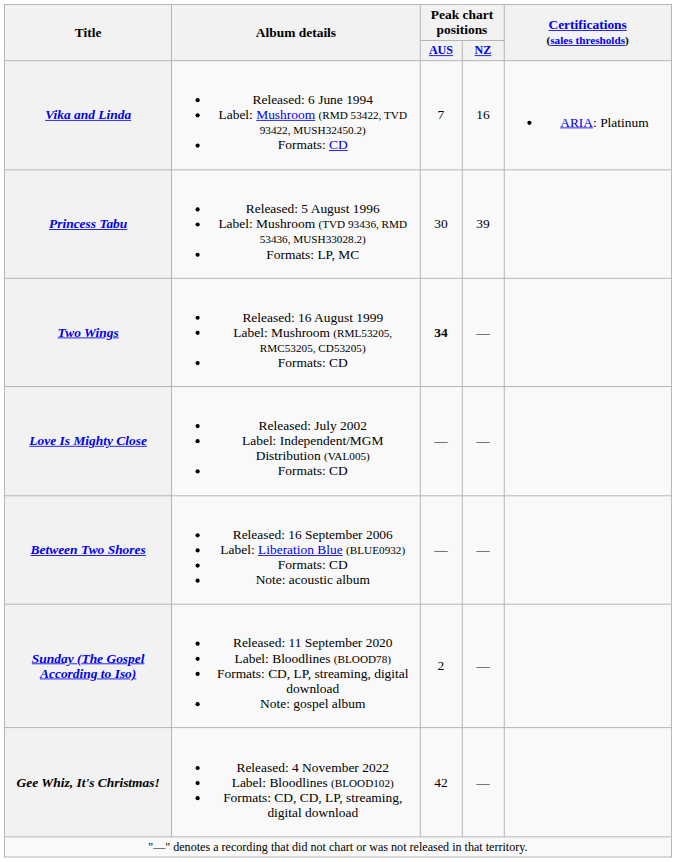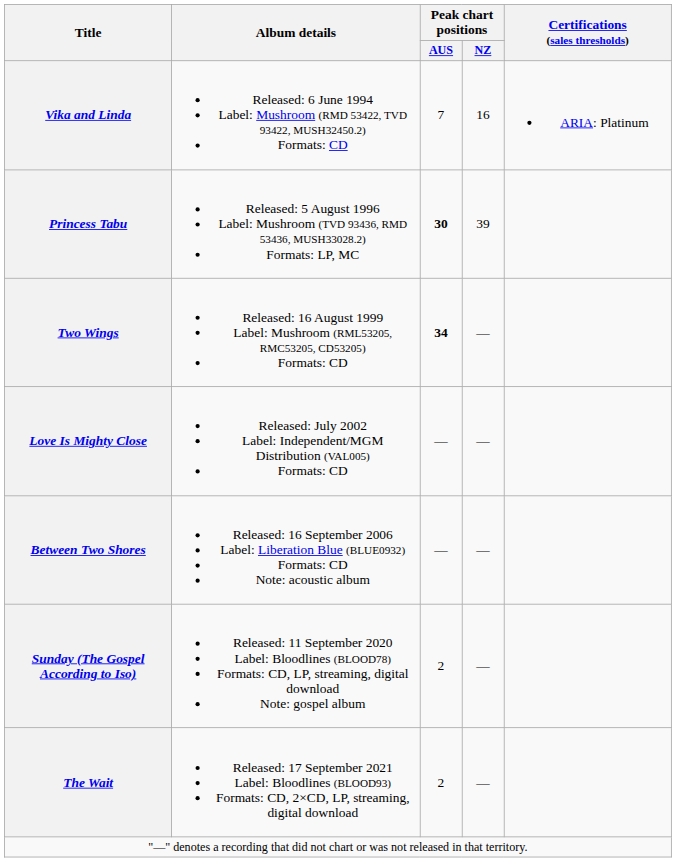(441, 223) normal -> (441, 223) bold
+ row: (88, 782)
- row: (88, 782)
